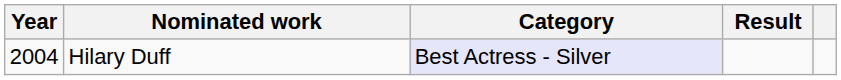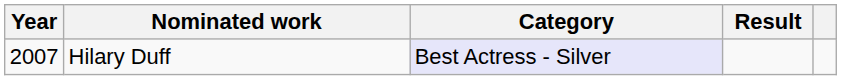(34, 56) 2004 -> (34, 56) 2007
